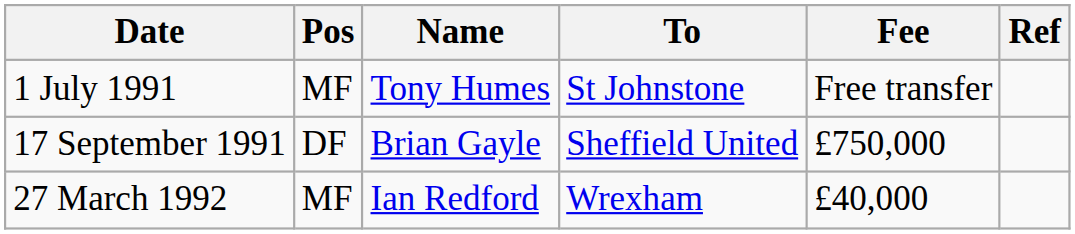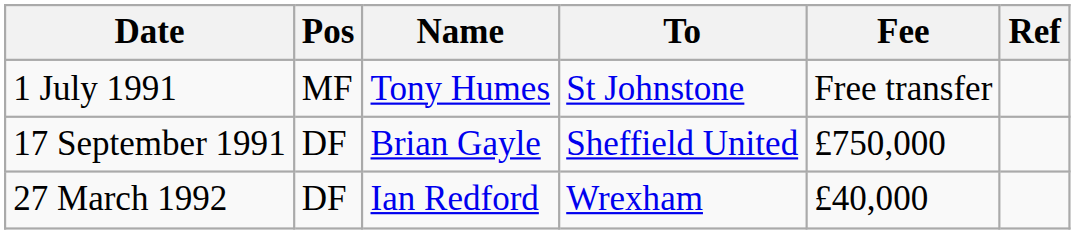(327, 198) MF -> (324, 198) DF
